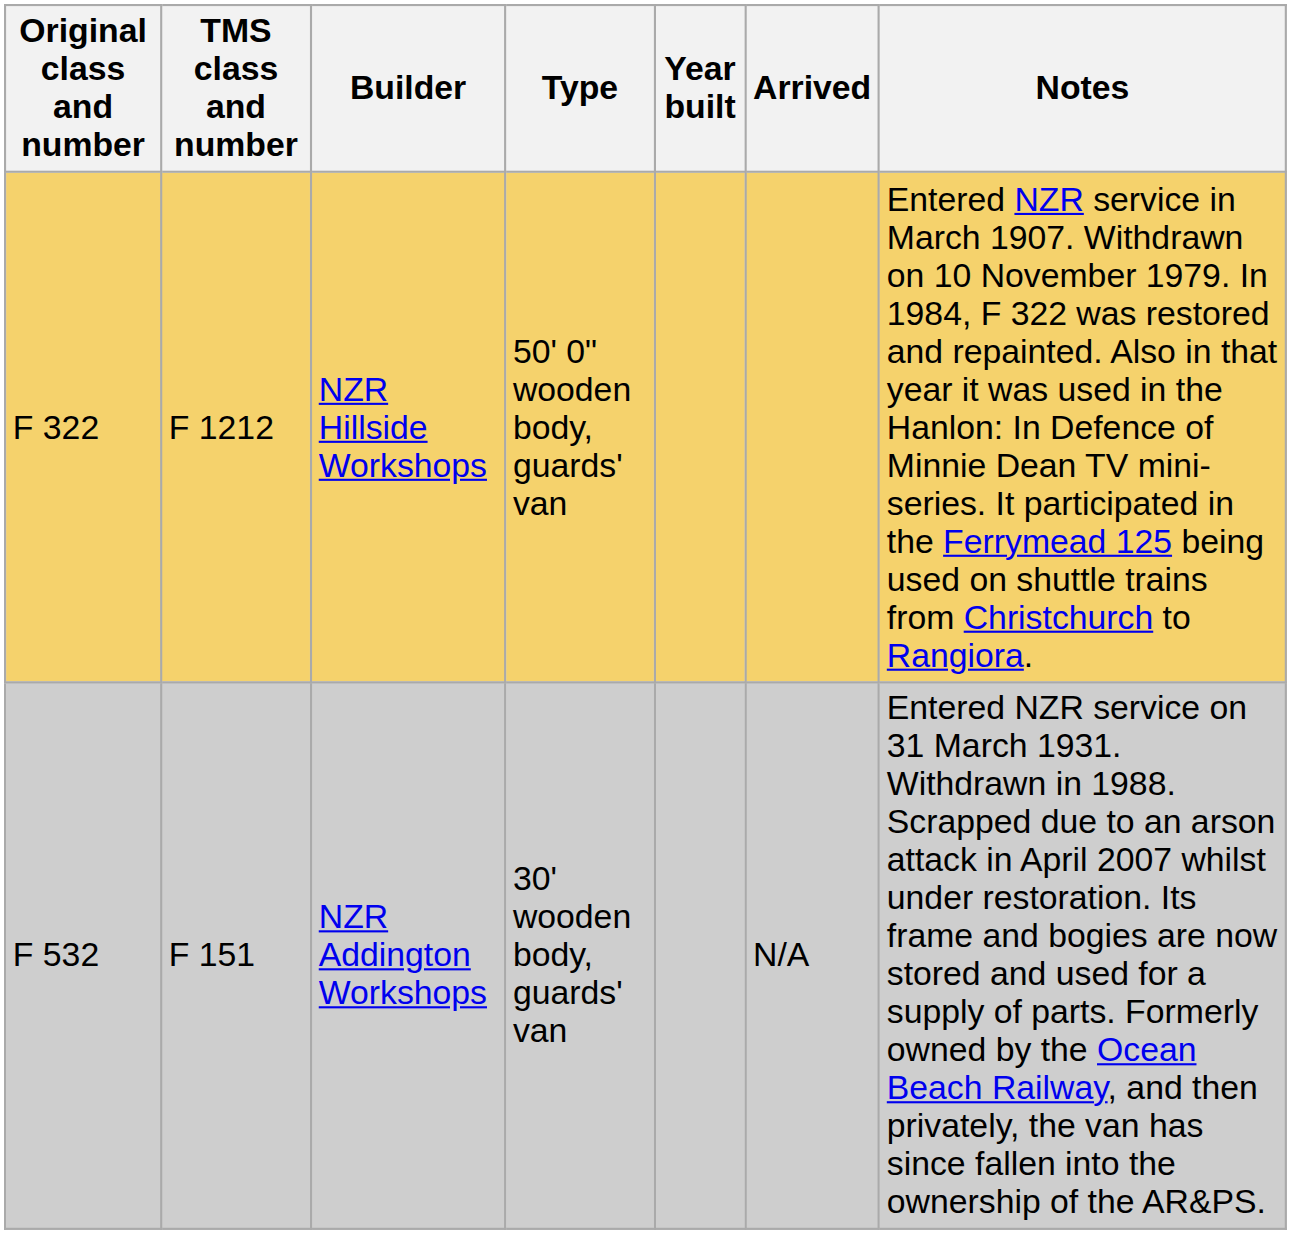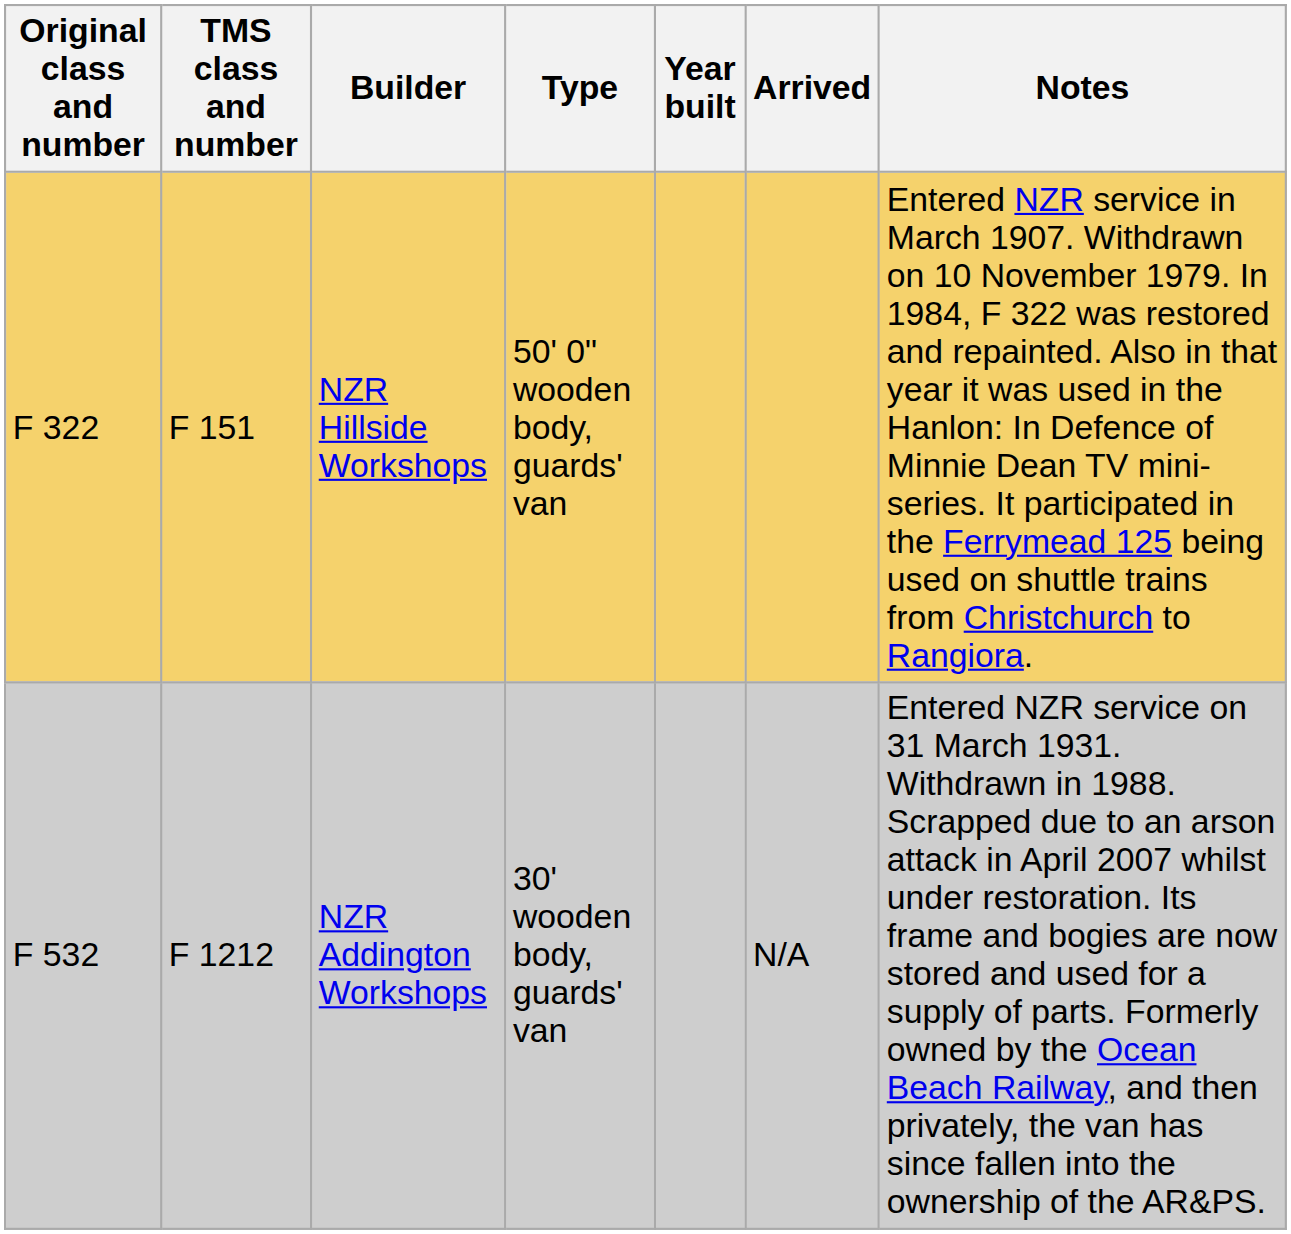(221, 426) F 1212 -> (212, 426) F 151
(212, 954) F 151 -> (221, 954) F 1212
